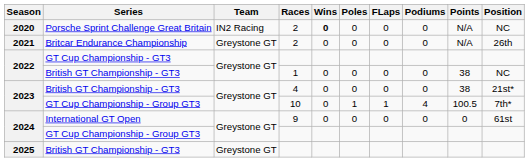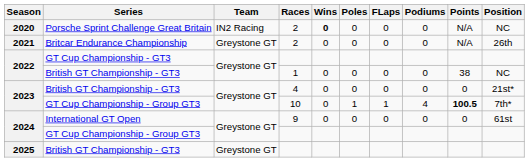(465, 89) 38 -> (465, 89) 0
(465, 104) normal -> (465, 104) bold
